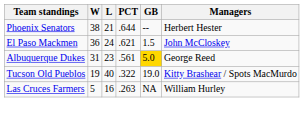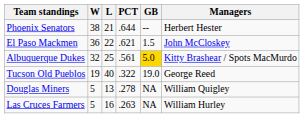(109, 43) 24 -> (109, 43) 22
(95, 58) 31 -> (95, 58) 32
(109, 58) 23 -> (109, 58) 25
(190, 58) George Reed -> (230, 58) Kitty Brashear / Spots MacMurdo
(230, 74) Kitty Brashear / Spots MacMurdo -> (190, 74) George Reed
+ row: (38, 89)
